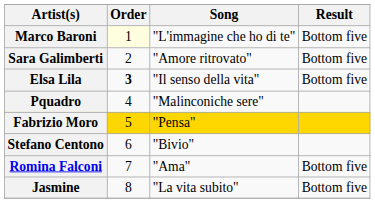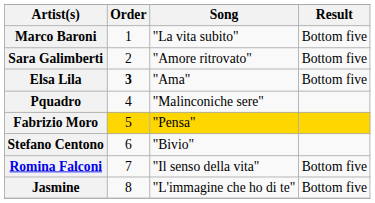(128, 36) lightyellow background -> (128, 36) no background
(224, 36) "L'immagine che ho di te" -> (196, 36) "La vita subito"
(206, 79) "Il senso della vita" -> (171, 79) "Ama"
(171, 166) "Ama" -> (206, 166) "Il senso della vita"
(196, 187) "La vita subito" -> (224, 187) "L'immagine che ho di te"
